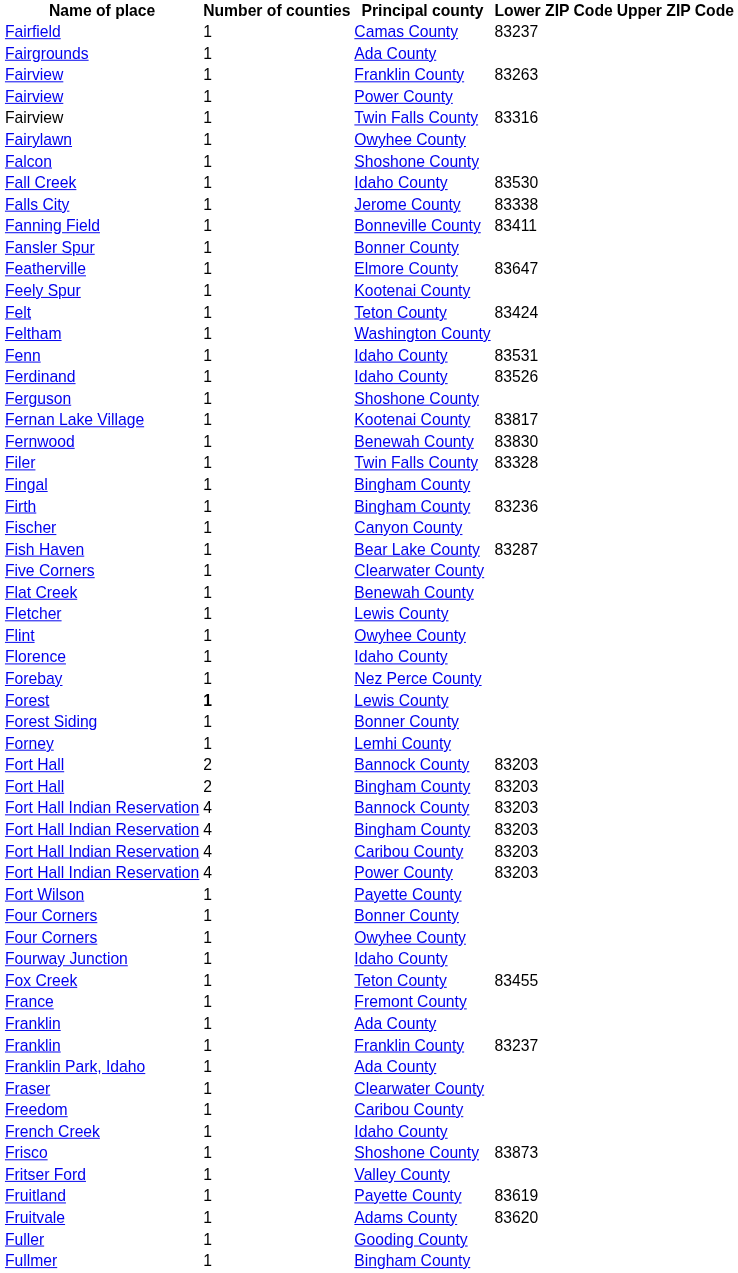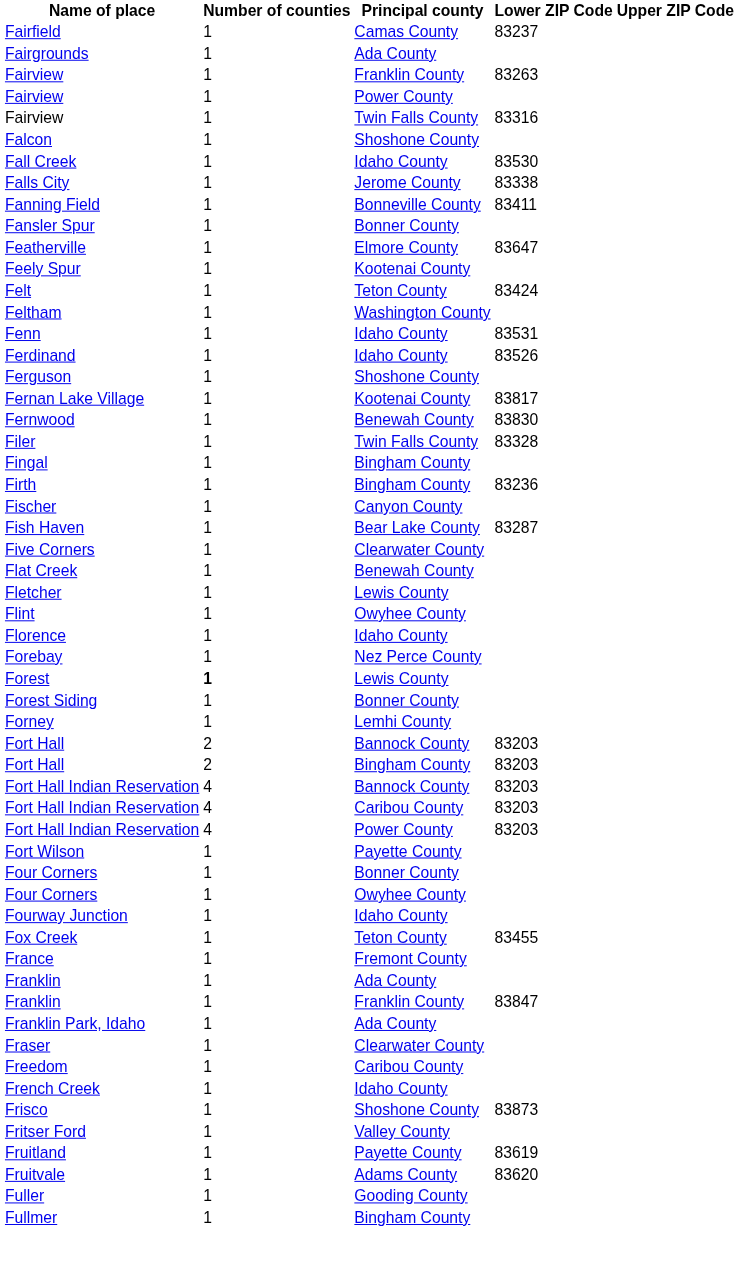- row: (38, 140)
- row: (102, 830)
(516, 1045) 83237 -> (516, 1002) 83847
